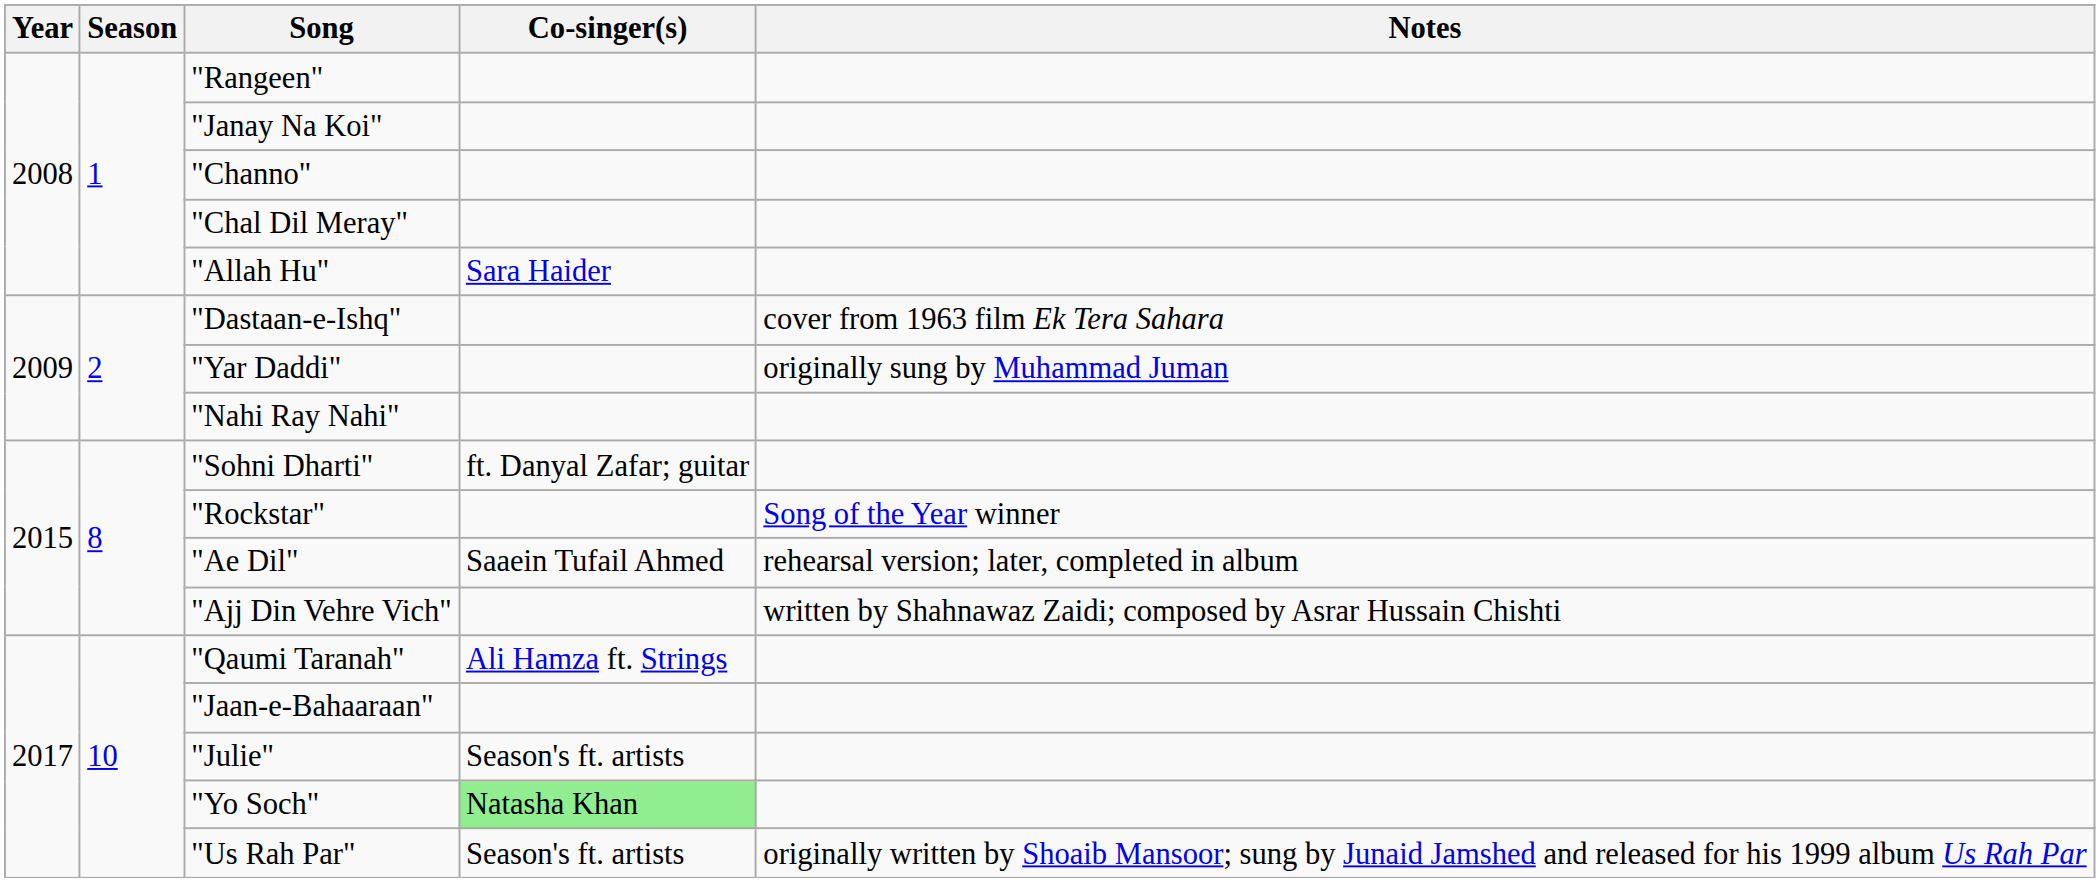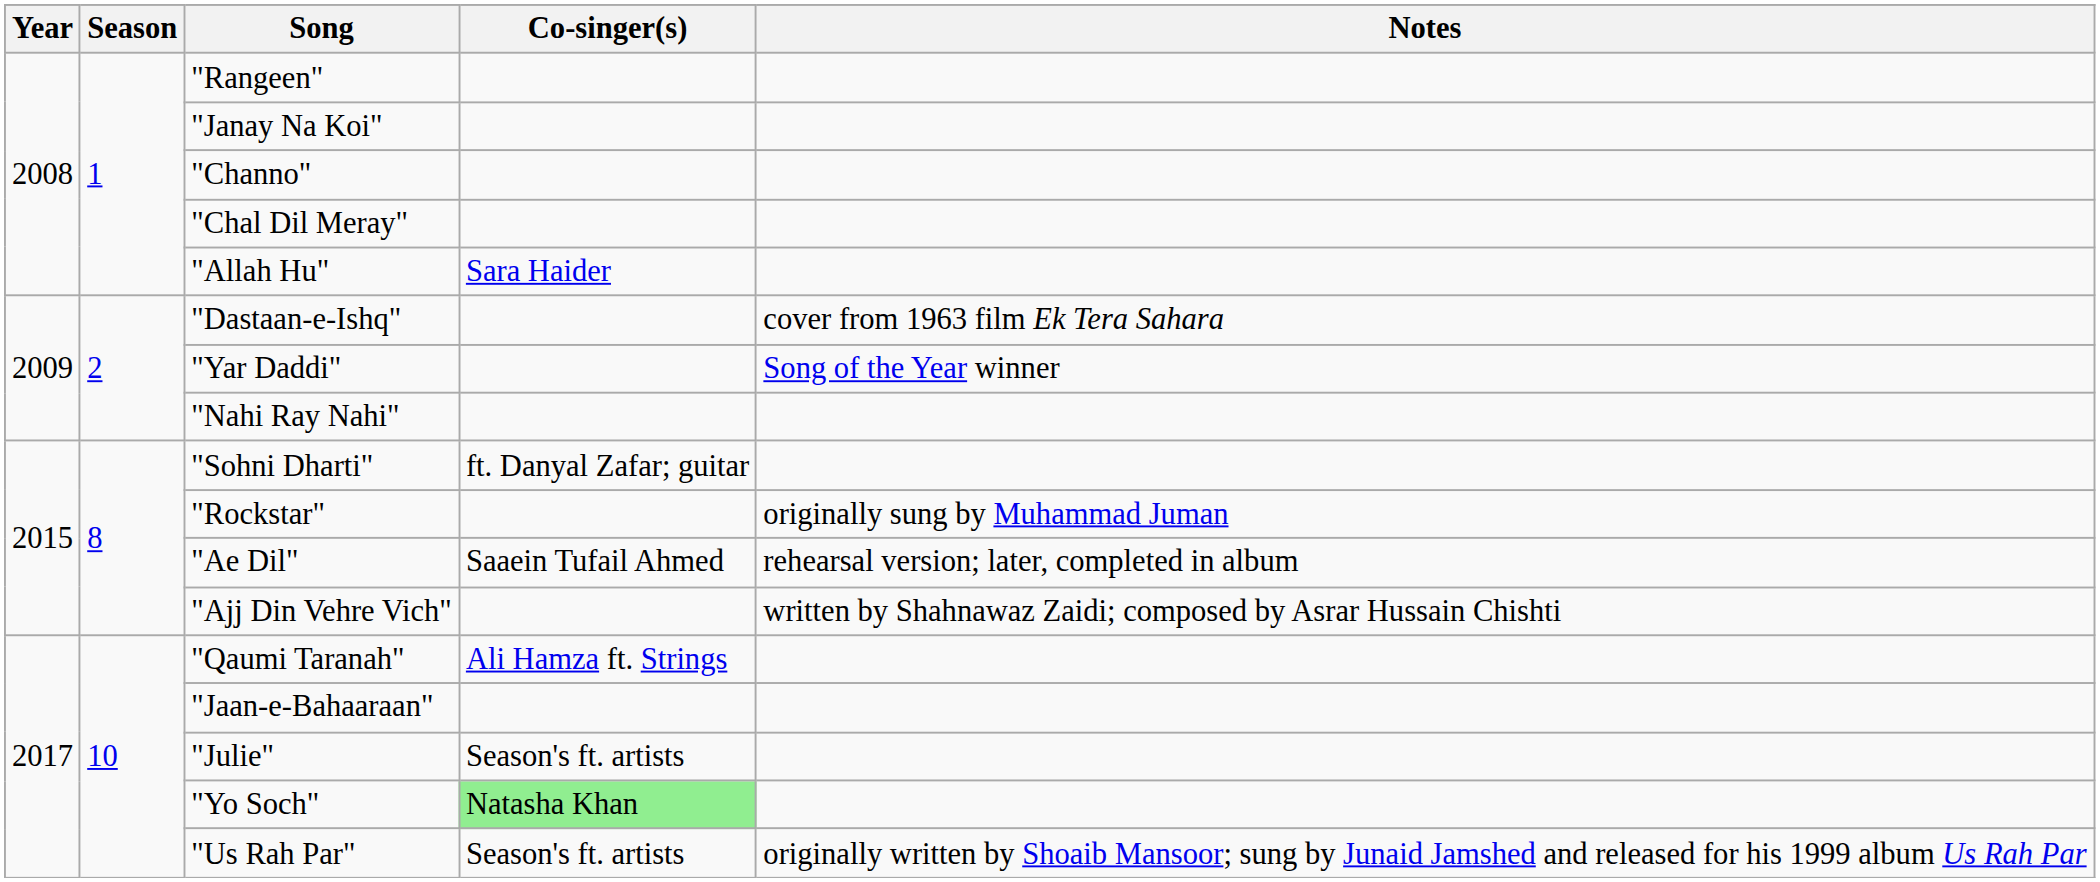(996, 367) originally sung by Muhammad Juman -> (912, 367) Song of the Year winner
(912, 513) Song of the Year winner -> (996, 513) originally sung by Muhammad Juman
